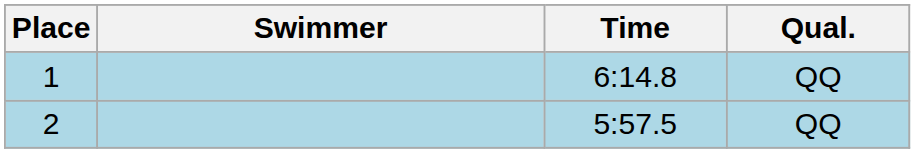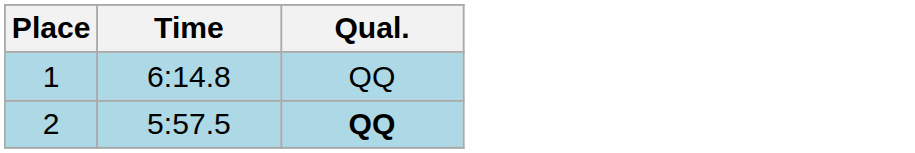- column: (321, 28)
(818, 123) normal -> (372, 123) bold
